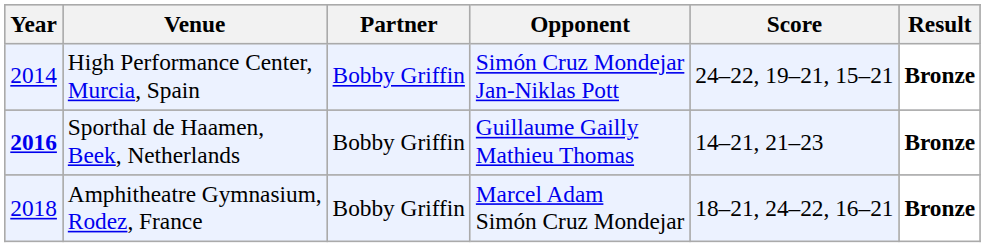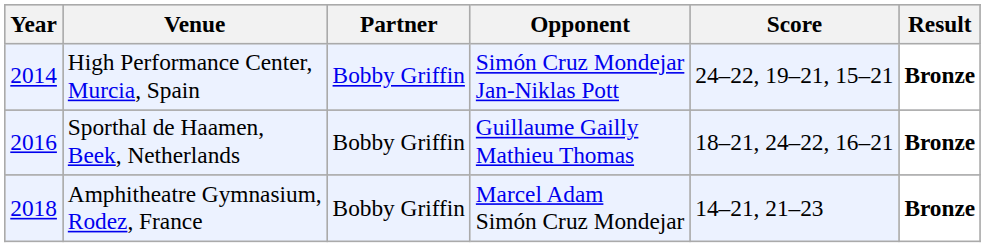(34, 142) bold -> (34, 142) normal
(759, 142) 14–21, 21–23 -> (794, 142) 18–21, 24–22, 16–21
(794, 208) 18–21, 24–22, 16–21 -> (759, 208) 14–21, 21–23
